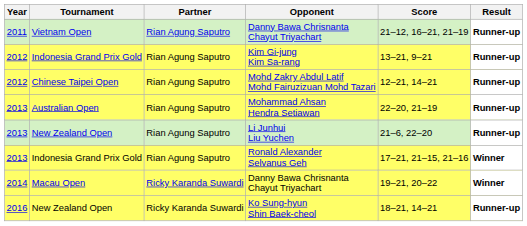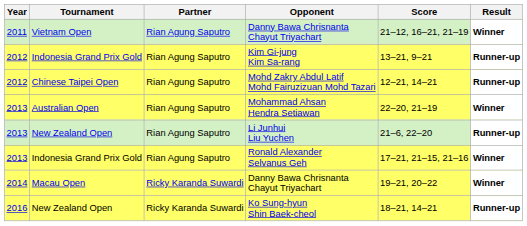(497, 32) Runner-up -> (489, 32) Winner
(497, 108) Runner-up -> (489, 108) Winner
